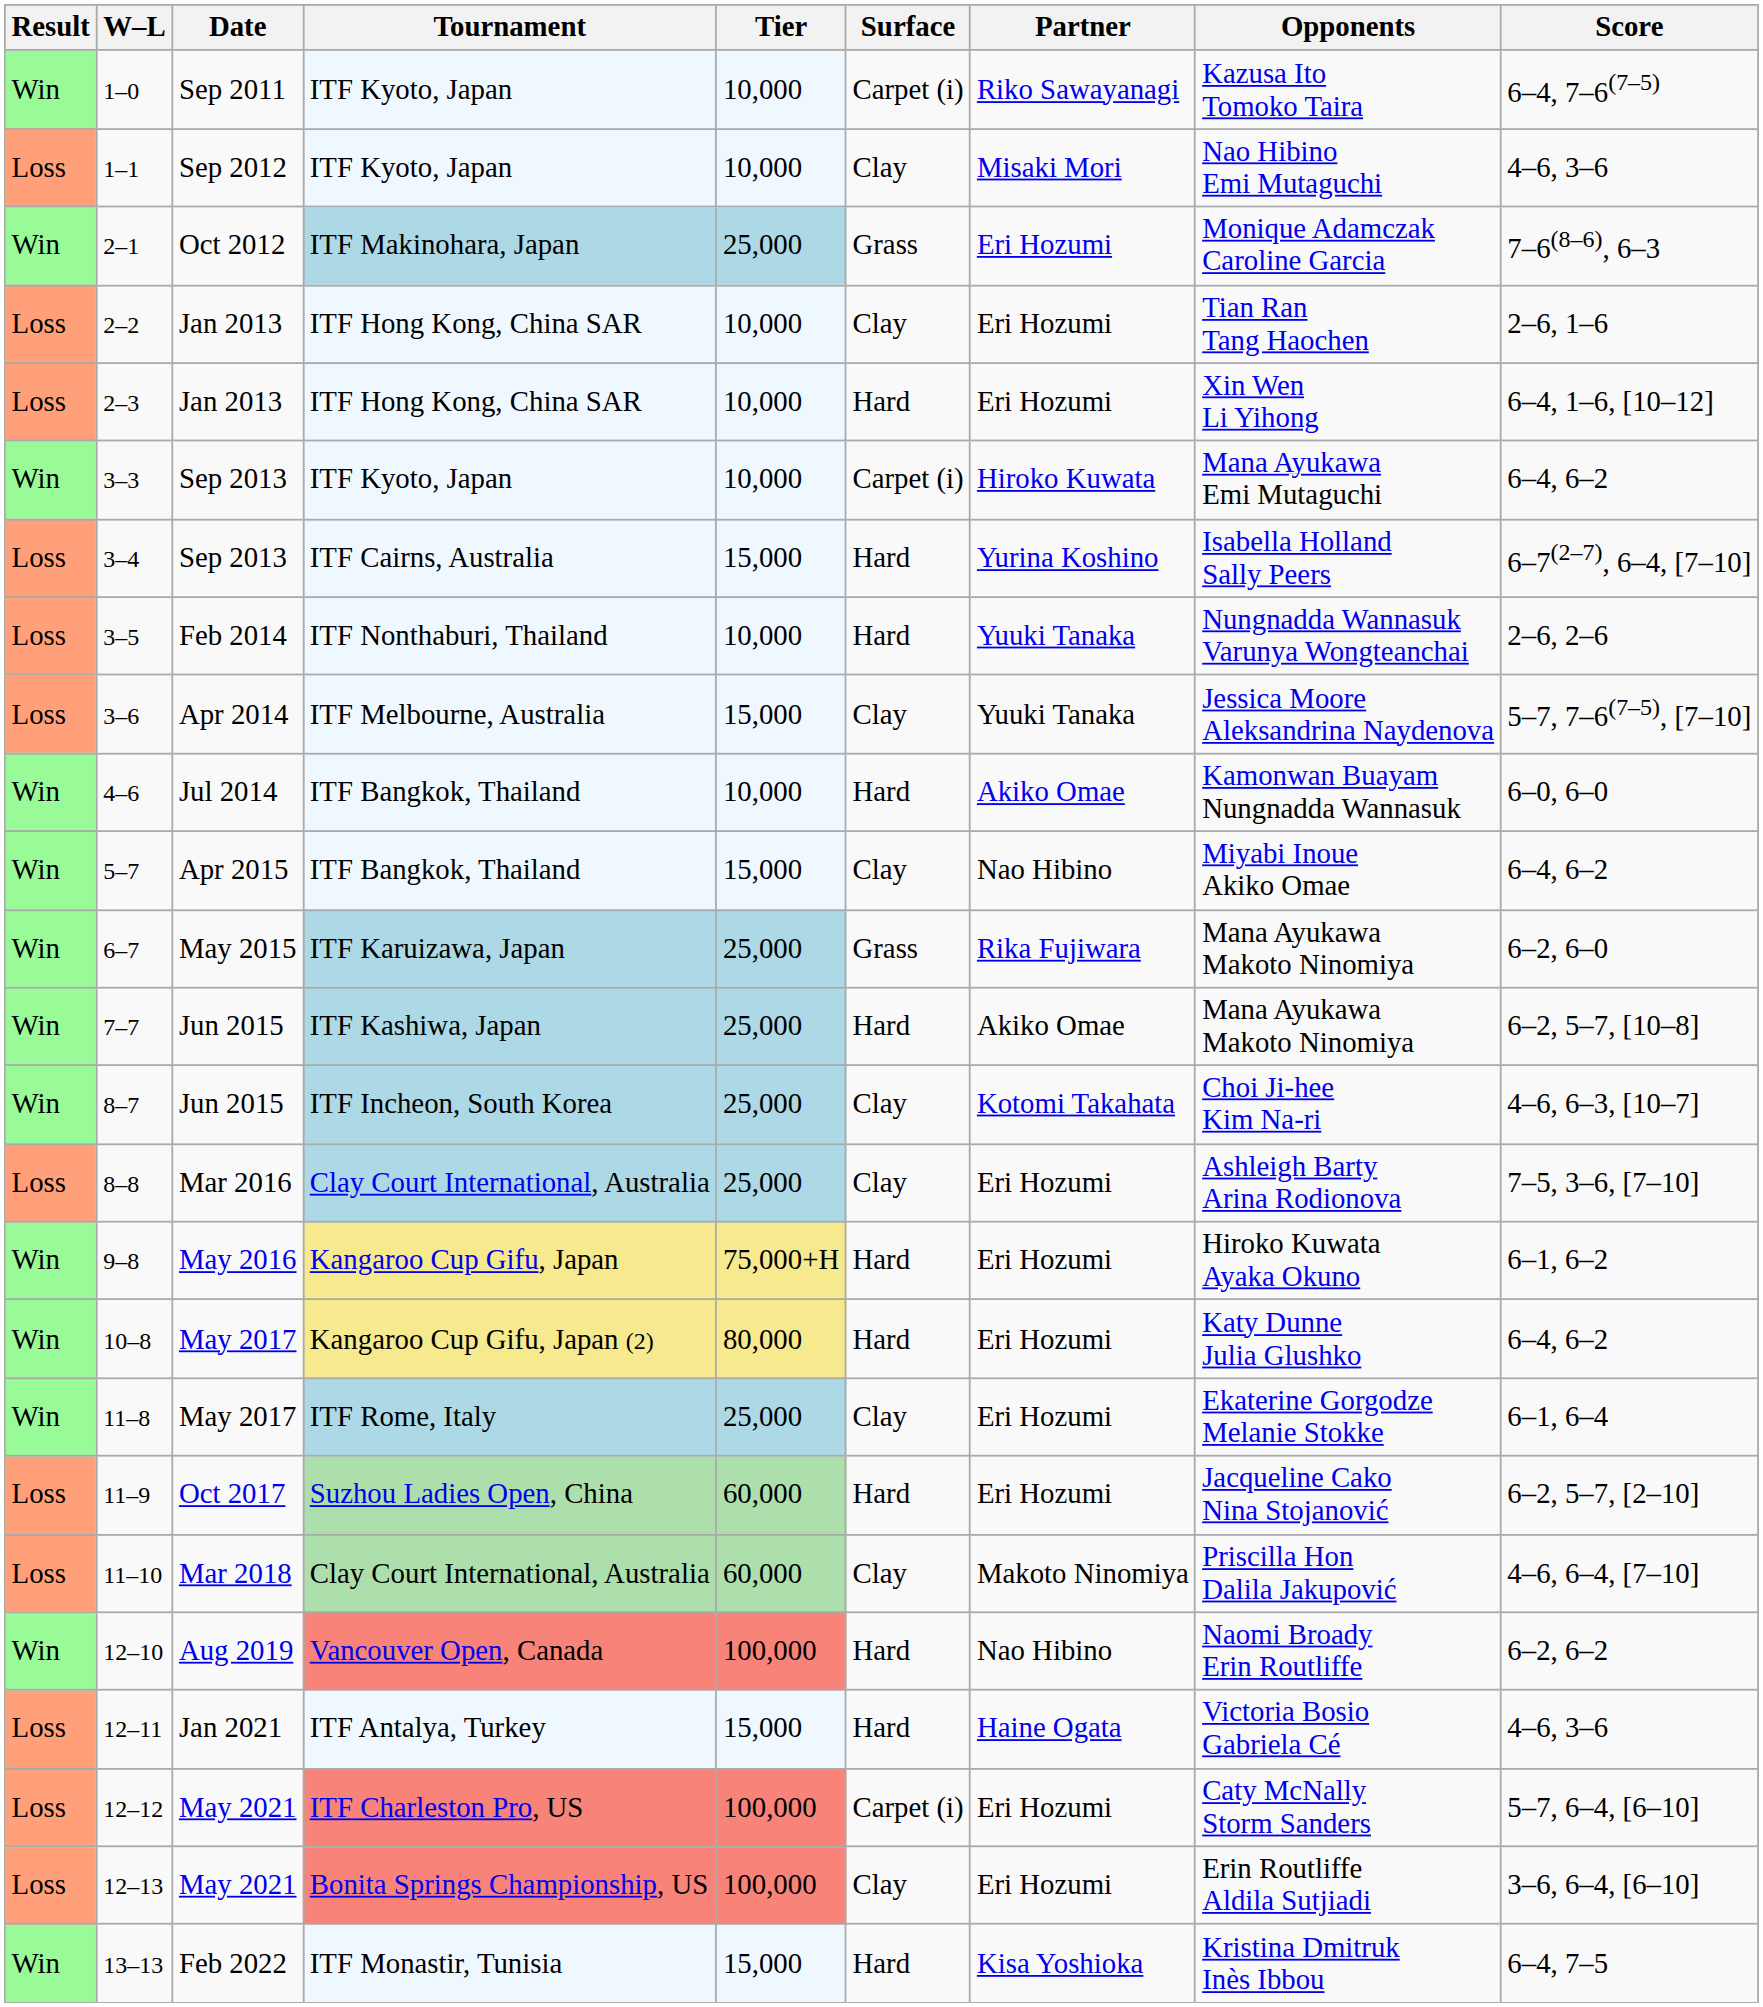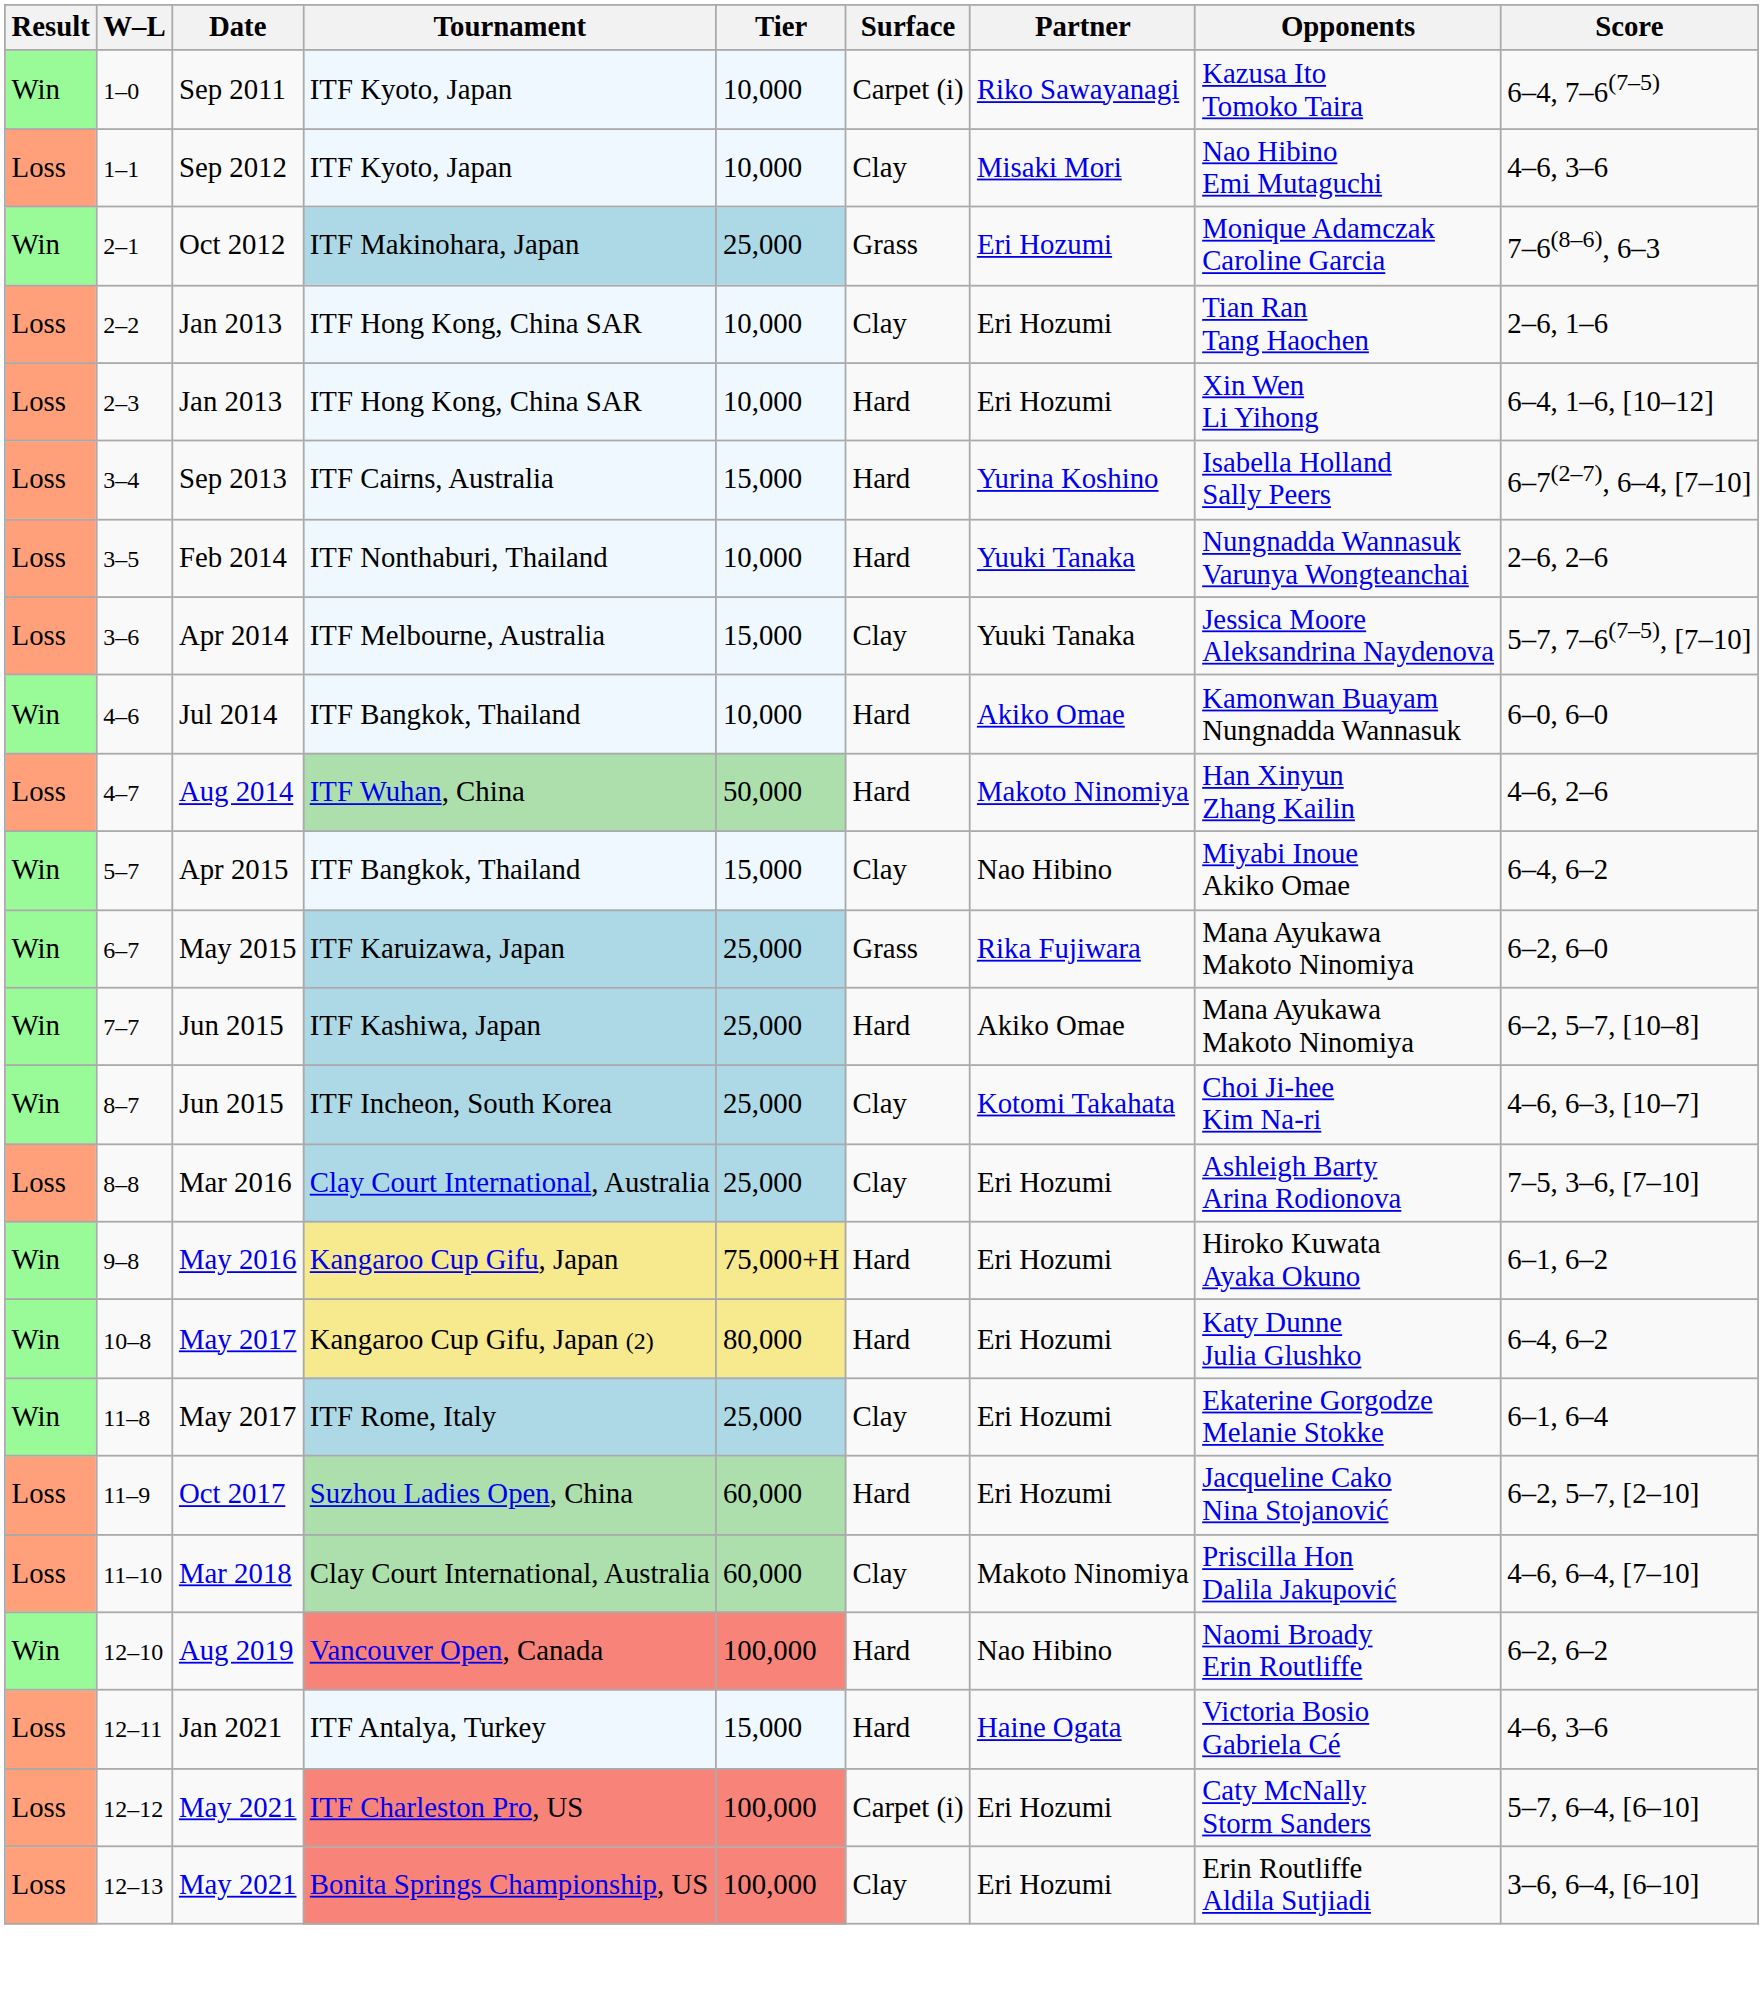- row: (121, 481)
+ row: (121, 793)
- row: (133, 1964)
